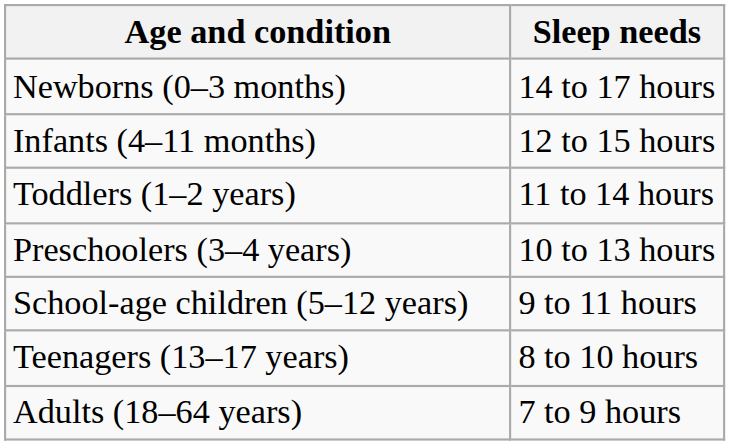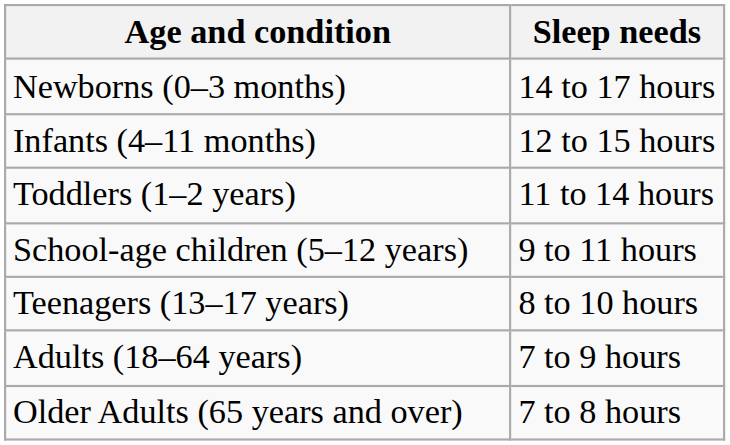- row: (182, 248)
+ row: (238, 411)
